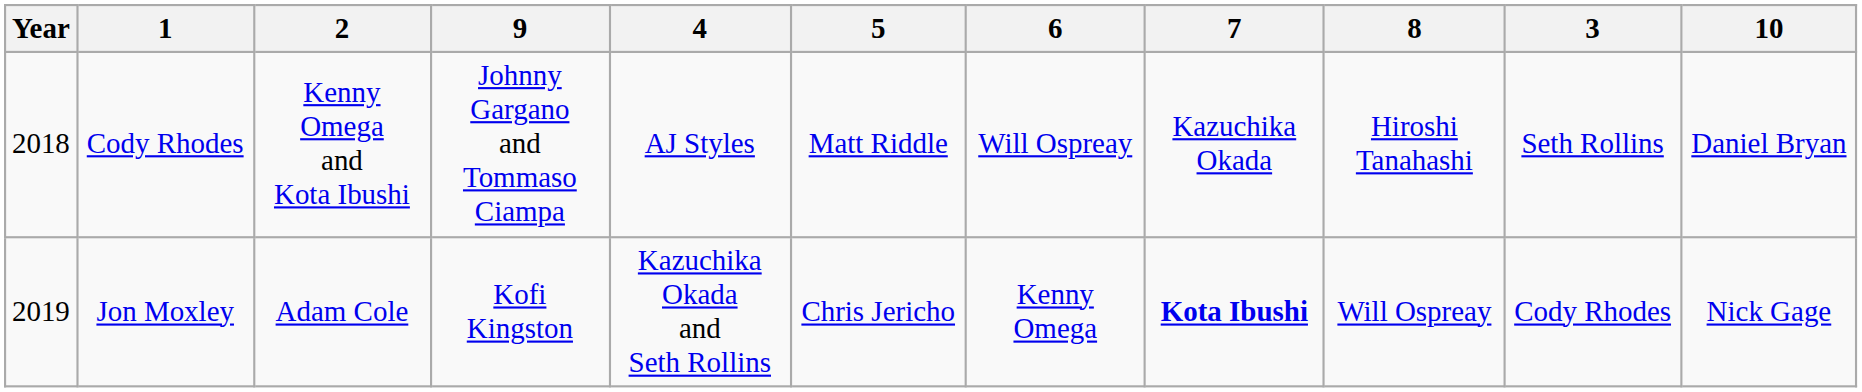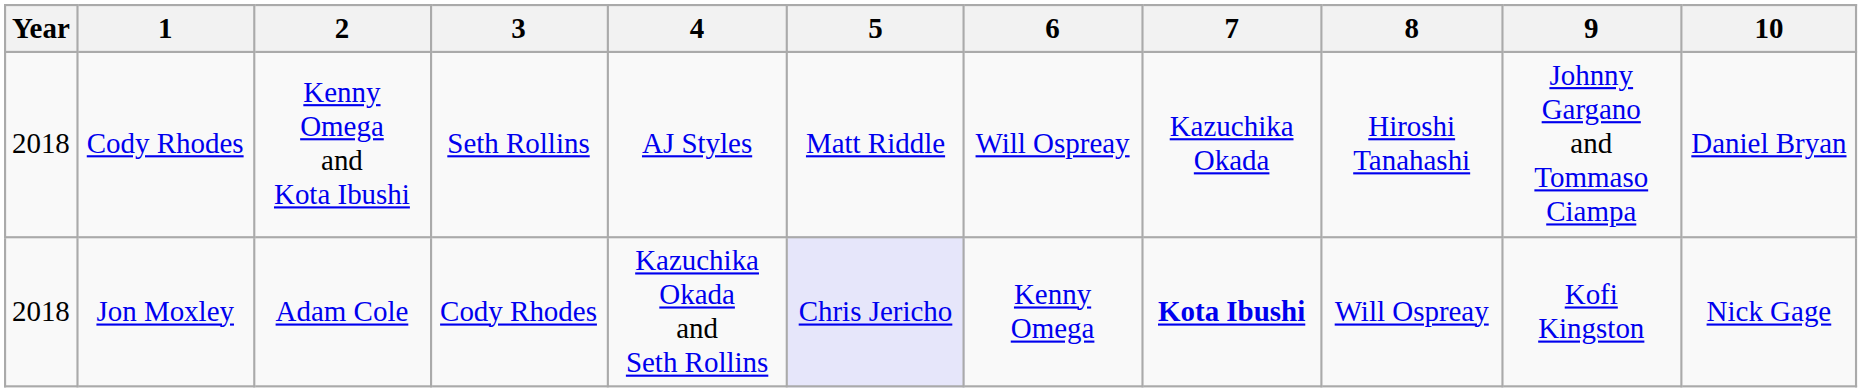columns swapped: (1593, 27) <-> (520, 27)
(41, 311) 2019 -> (41, 311) 2018
(878, 311) no background -> (876, 311) lavender background
